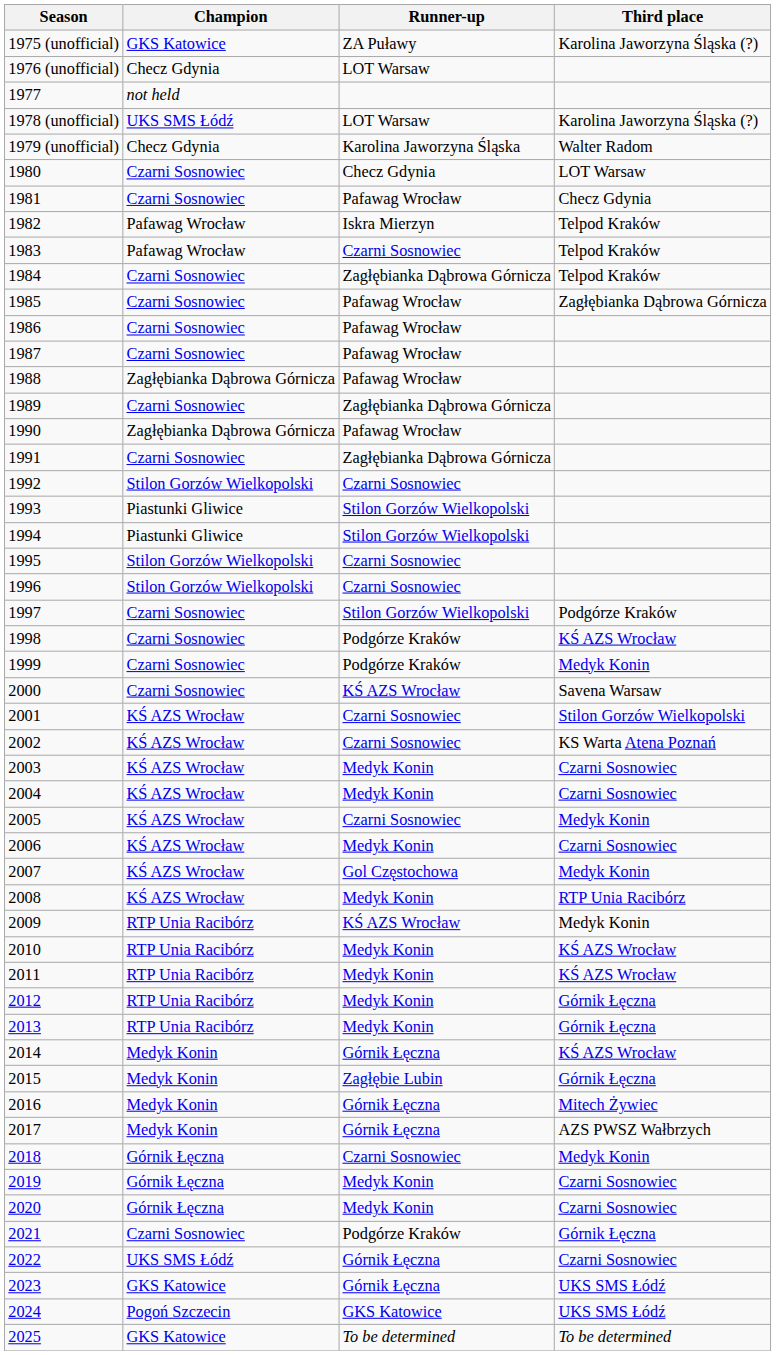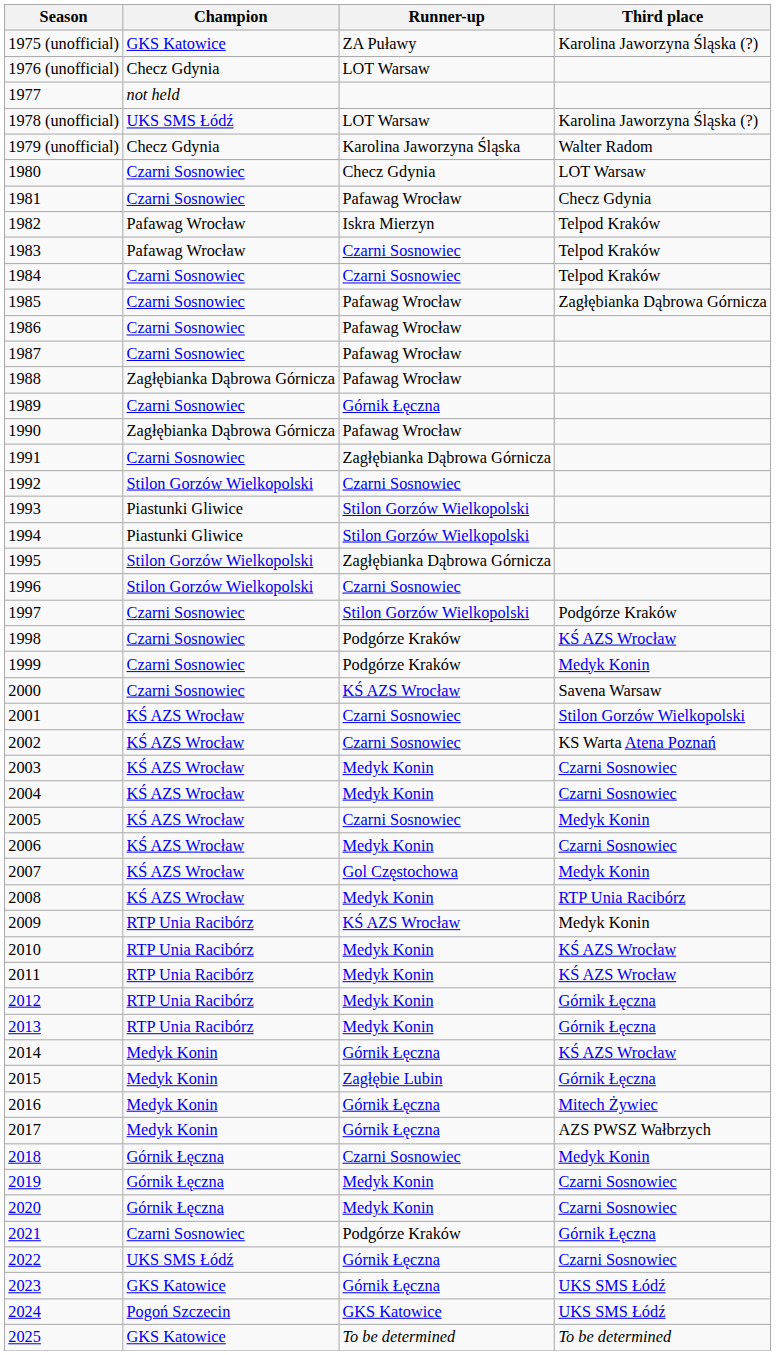(447, 276) Zagłębianka Dąbrowa Górnicza -> (402, 276) Czarni Sosnowiec
(447, 405) Zagłębianka Dąbrowa Górnicza -> (391, 405) Górnik Łęczna
(402, 560) Czarni Sosnowiec -> (447, 560) Zagłębianka Dąbrowa Górnicza
